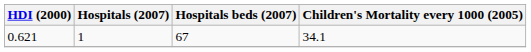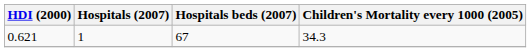(314, 36) 34.1 -> (314, 36) 34.3
